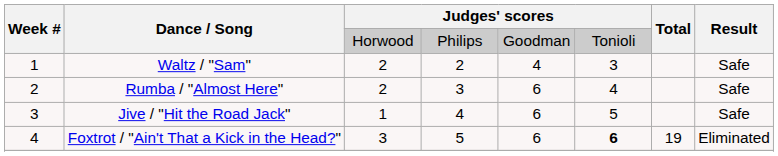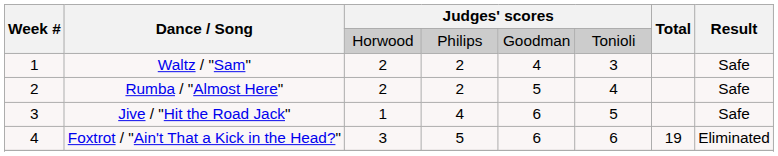(460, 89) 3 -> (460, 89) 2
(537, 89) 6 -> (537, 89) 5
(614, 138) bold -> (614, 138) normal
